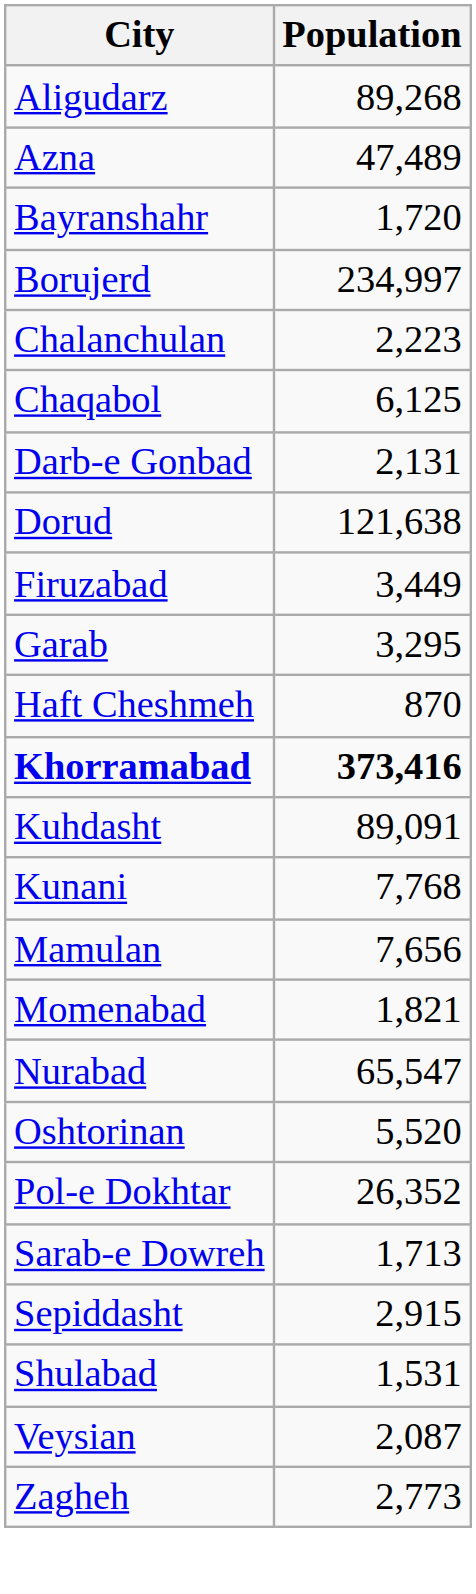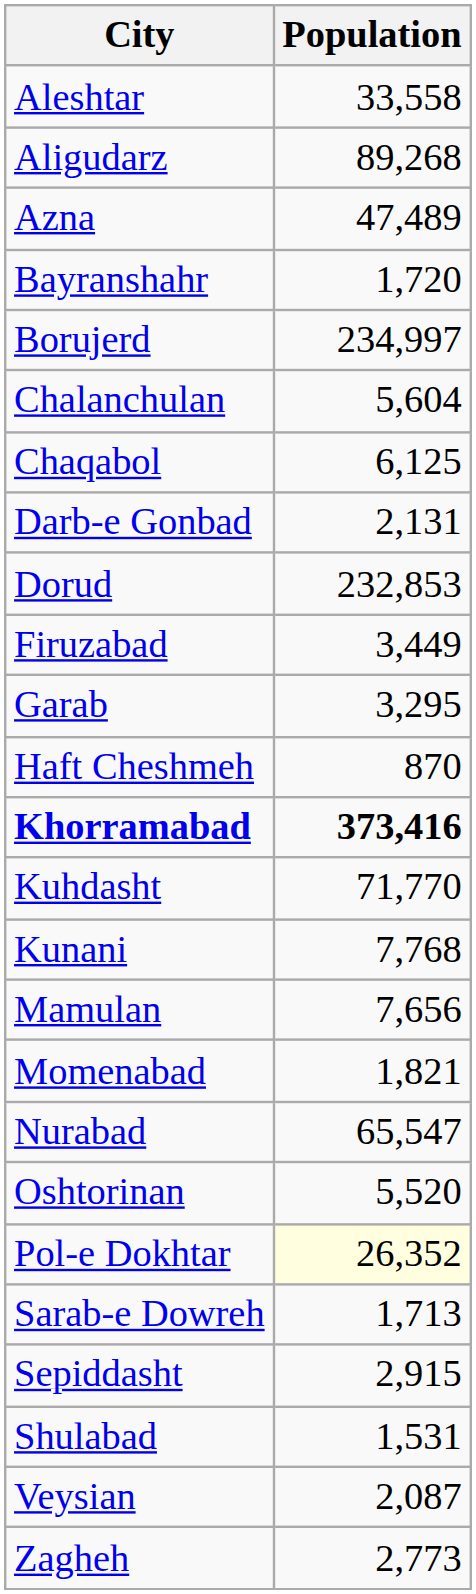+ row: (79, 95)
(418, 339) 2,223 -> (418, 400) 5,604
(399, 522) 121,638 -> (399, 583) 232,853
(409, 826) 89,091 -> (409, 887) 71,770
(409, 1192) no background -> (409, 1252) lightyellow background
